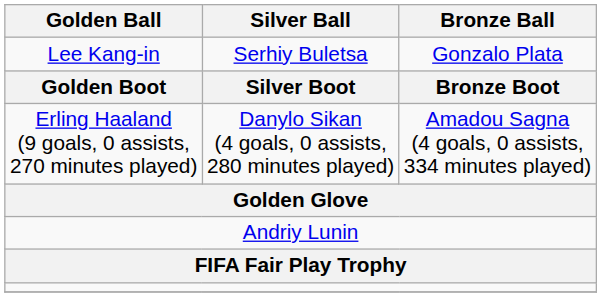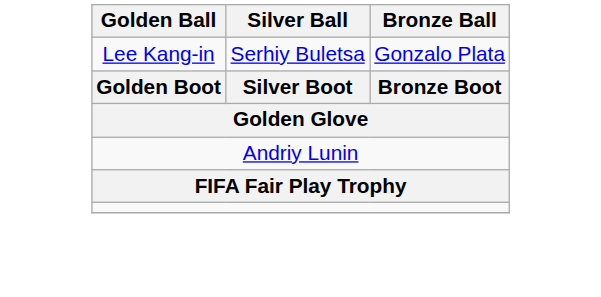- row: (104, 143)
